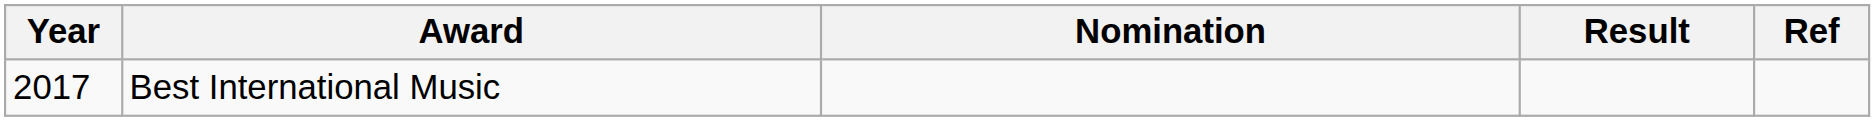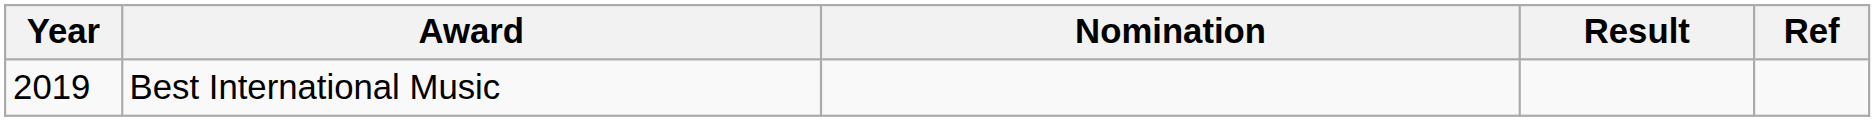(52, 87) 2017 -> (52, 87) 2019
